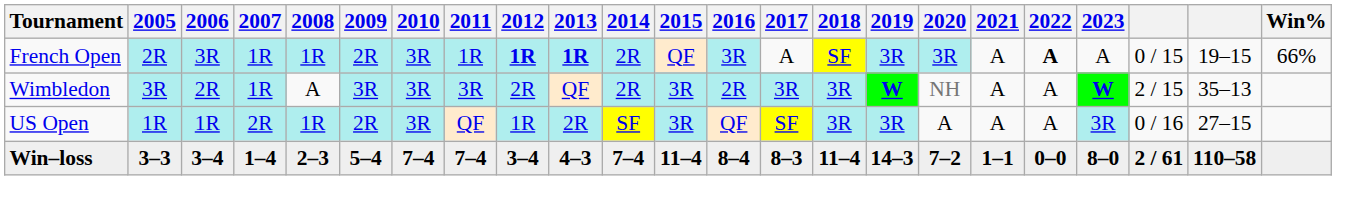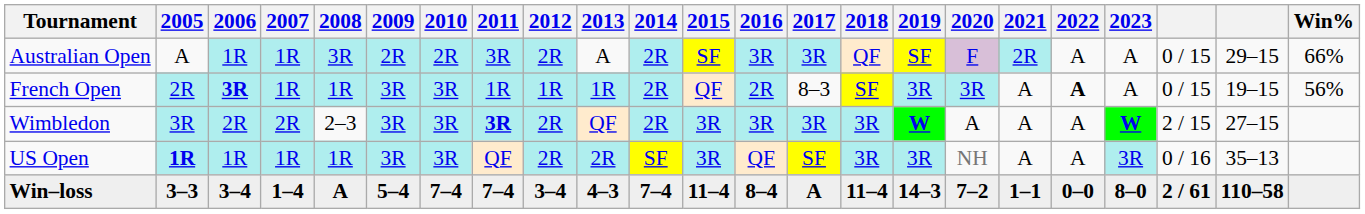+ row: (80, 55)
(207, 55) normal -> (235, 89) bold
(366, 55) 2R -> (393, 89) 3R
(523, 55) bold -> (550, 89) normal
(575, 55) bold -> (603, 89) normal
(734, 55) 3R -> (761, 89) 2R
(786, 55) A -> (814, 89) 8–3
(1296, 55) 66% -> (1324, 89) 56%
(260, 89) 1R -> (288, 123) 2R
(313, 89) A -> (340, 123) 2–3
(470, 89) normal -> (498, 123) bold
(734, 89) 2R -> (761, 123) 3R
(945, 89) NH -> (972, 123) A
(1225, 89) 35–13 -> (1252, 123) 27–15
(155, 123) normal -> (182, 157) bold
(260, 123) 2R -> (288, 157) 1R
(366, 123) 2R -> (393, 157) 3R
(523, 123) 1R -> (550, 157) 2R
(945, 123) A -> (972, 157) NH
(1225, 123) 27–15 -> (1252, 157) 35–13
(313, 157) 2–3 -> (340, 191) A
(786, 157) 8–3 -> (814, 191) A
